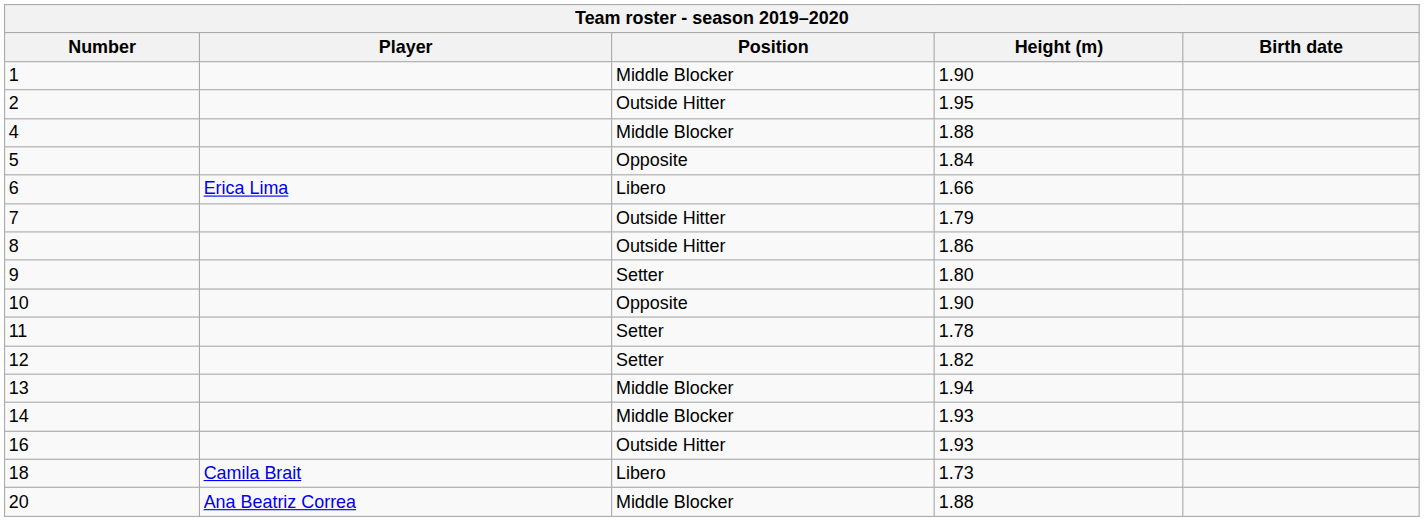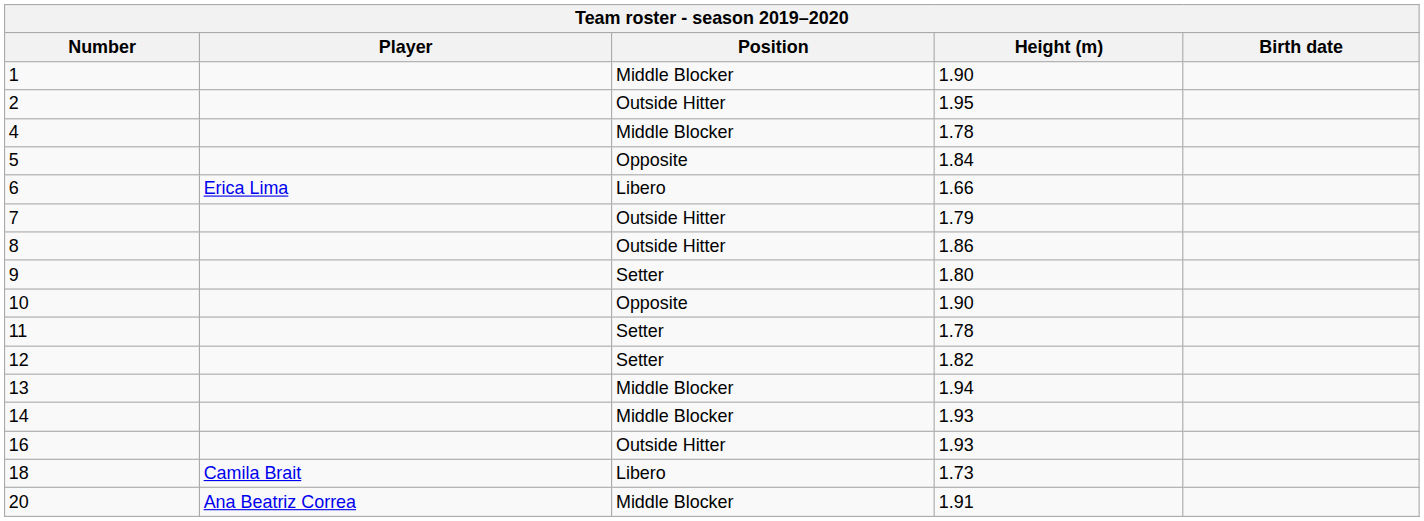(956, 132) 1.88 -> (956, 132) 1.78
(956, 501) 1.88 -> (956, 501) 1.91
